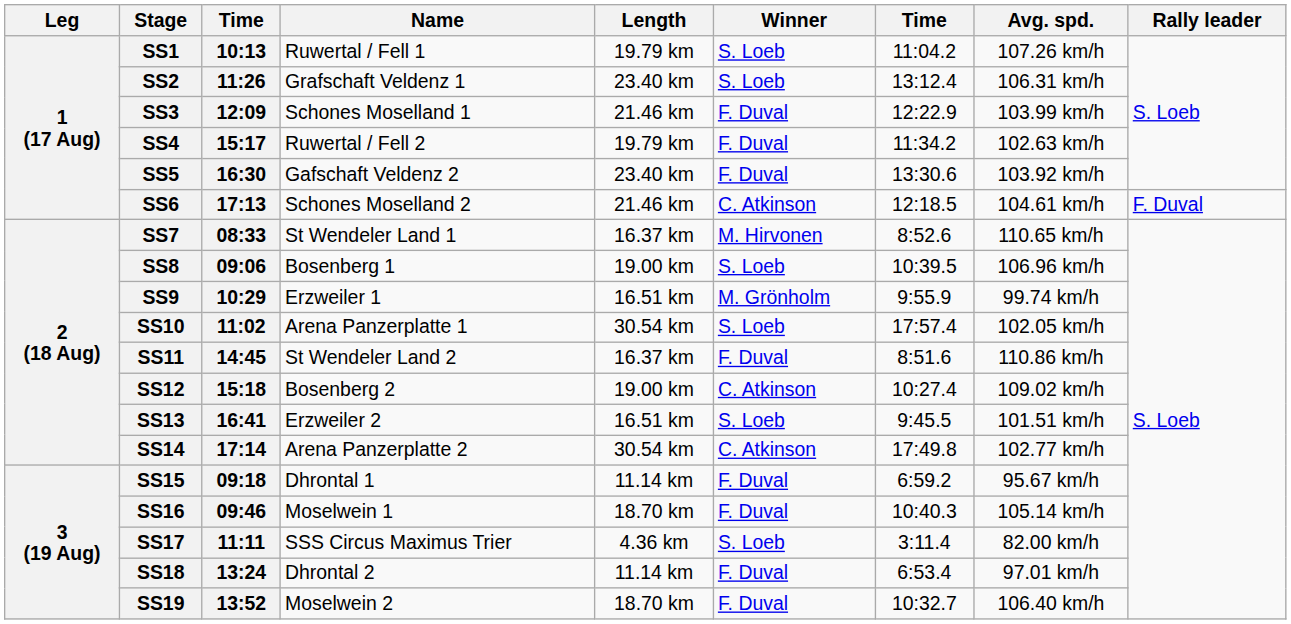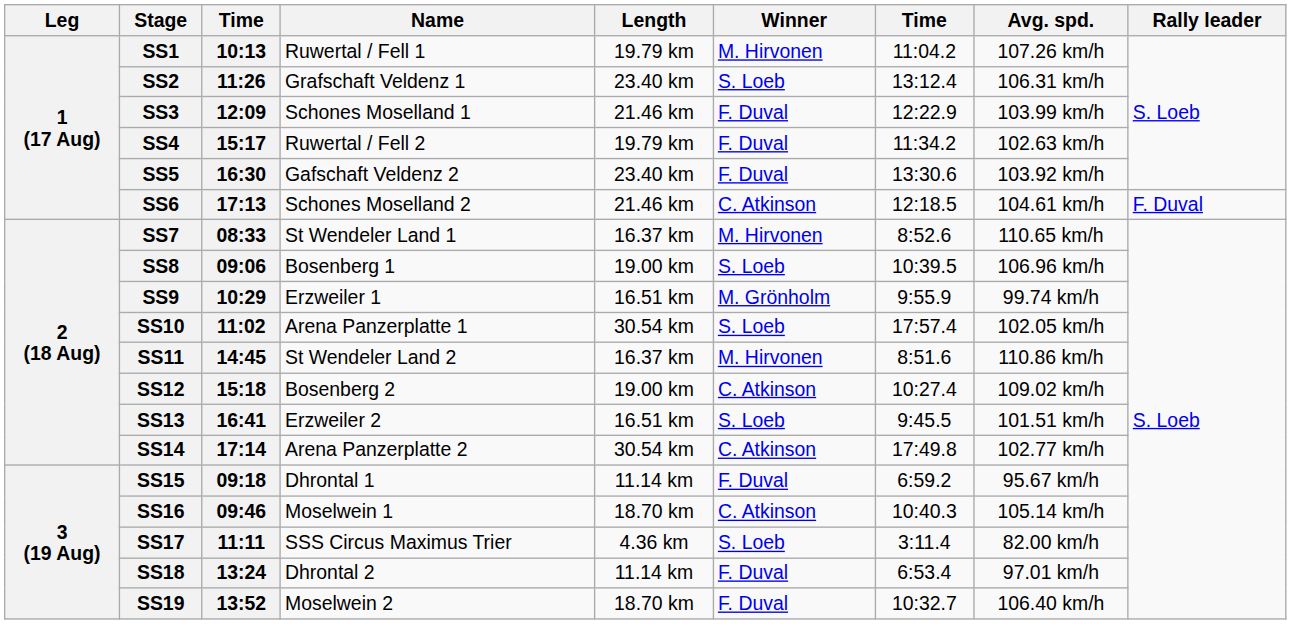(751, 51) S. Loeb -> (770, 51) M. Hirvonen
(753, 358) F. Duval -> (770, 358) M. Hirvonen
(753, 512) F. Duval -> (767, 512) C. Atkinson
